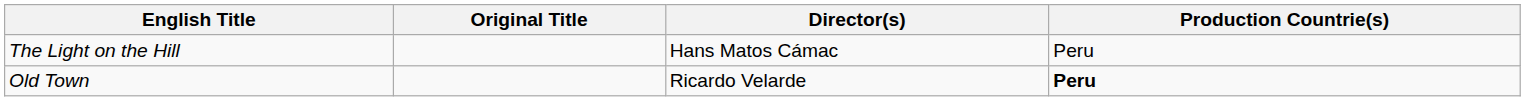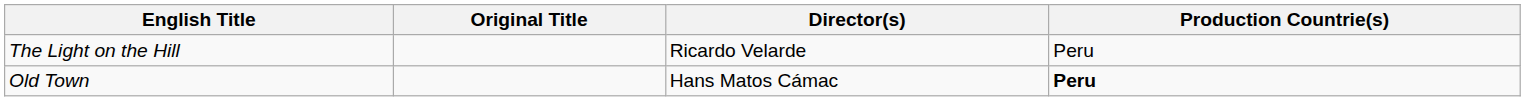(754, 50) Hans Matos Cámac -> (738, 50) Ricardo Velarde
(738, 80) Ricardo Velarde -> (754, 80) Hans Matos Cámac
